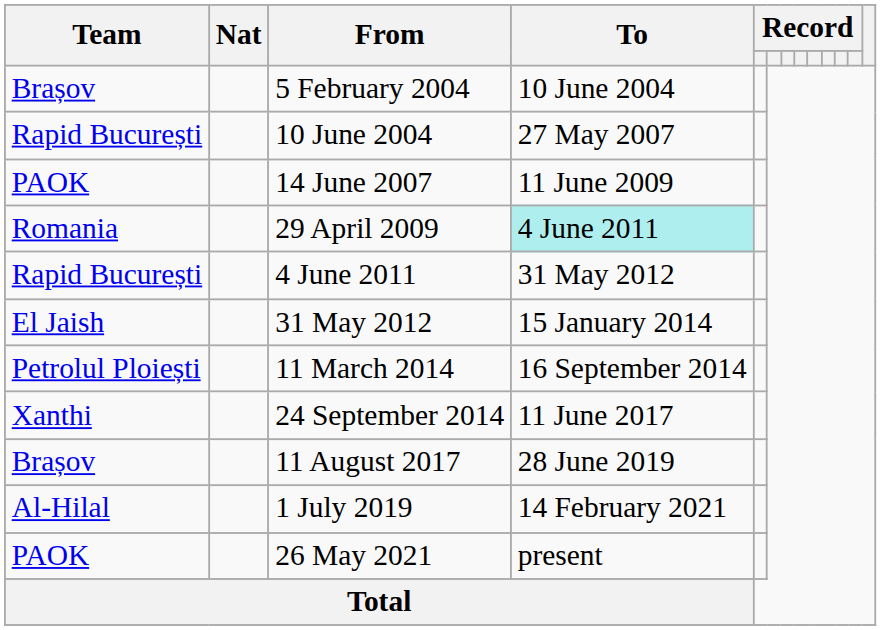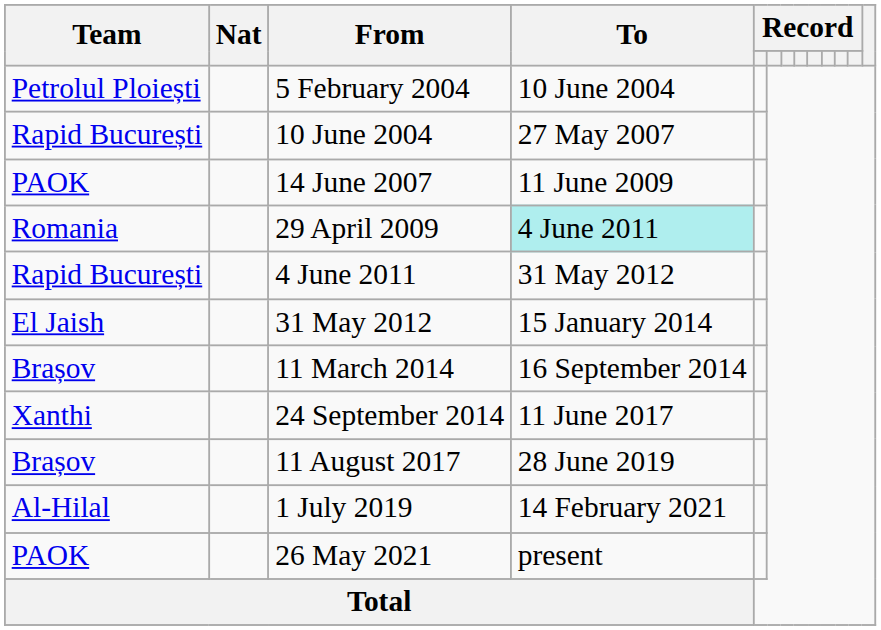(53, 88) Brașov -> (106, 88) Petrolul Ploiești
(106, 368) Petrolul Ploiești -> (53, 368) Brașov
